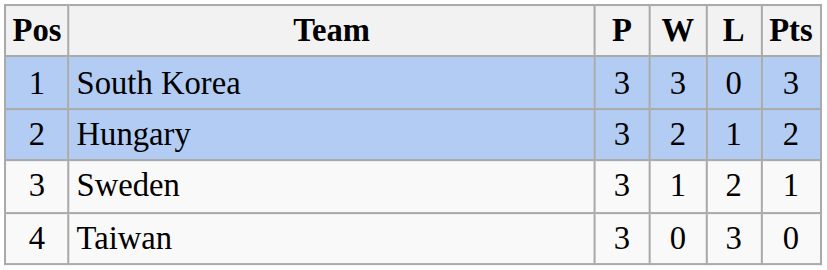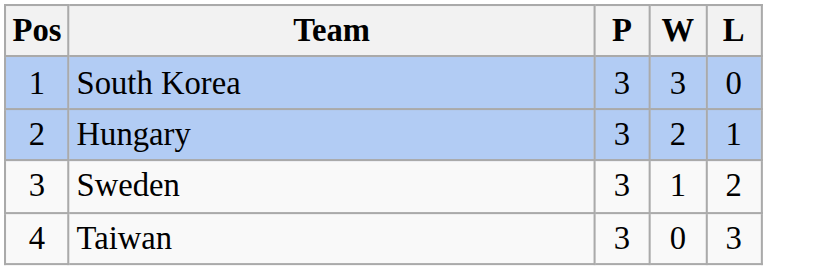- column: (791, 30)
